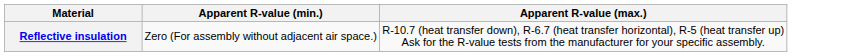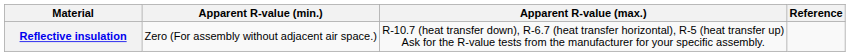+ column: (816, 13)
